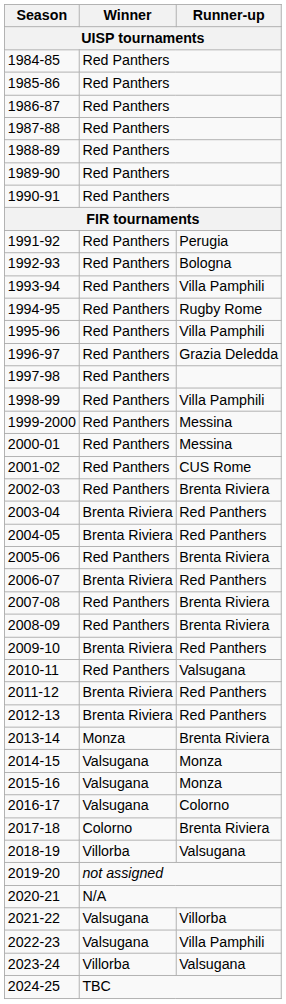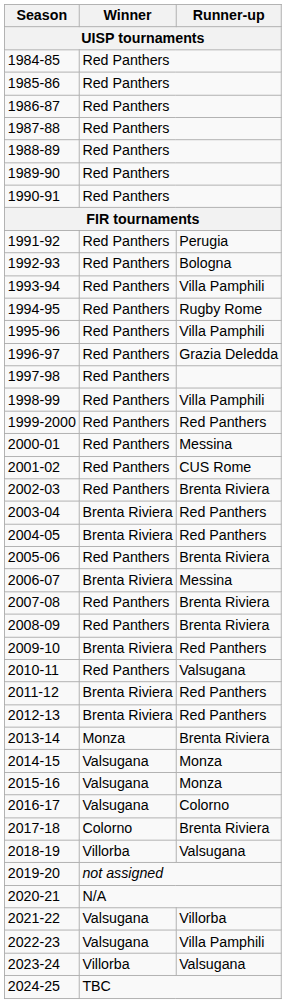(206, 422) Messina -> (223, 422) Red Panthers
(223, 580) Red Panthers -> (206, 580) Messina
